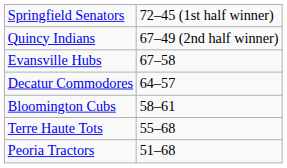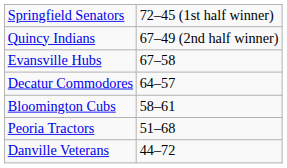- row: (55, 128)
+ row: (58, 151)
